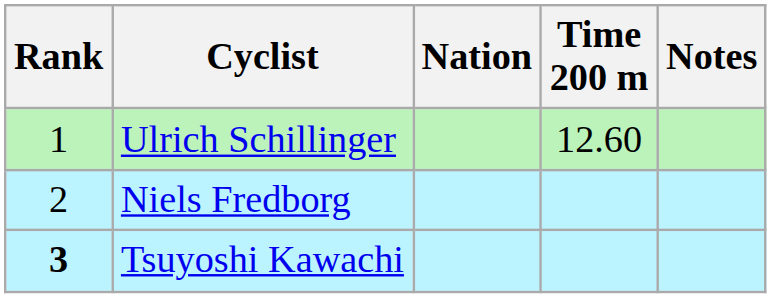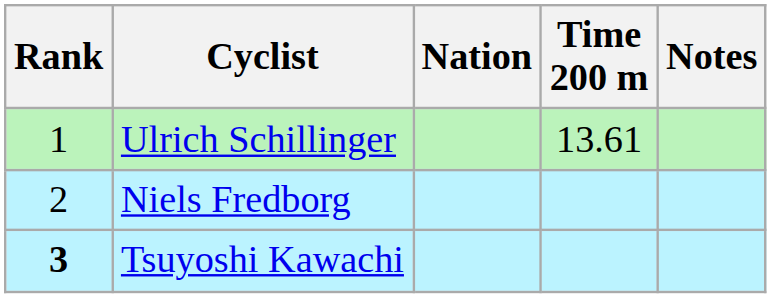(599, 138) 12.60 -> (599, 138) 13.61
